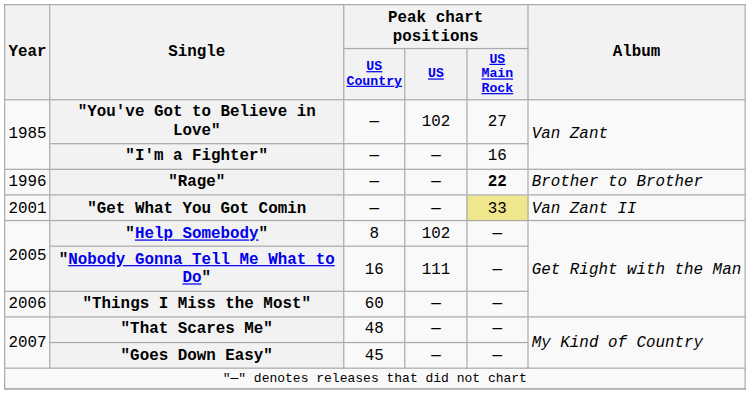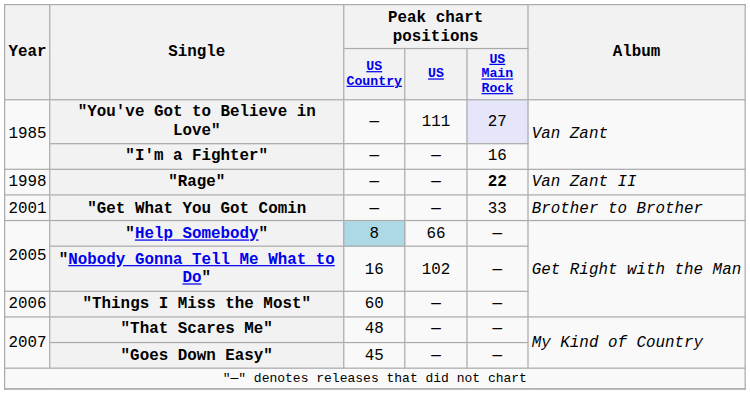(436, 121) 102 -> (436, 121) 111
(497, 121) no background -> (497, 121) lavender background
(27, 182) 1996 -> (27, 182) 1998
(617, 182) Brother to Brother -> (584, 182) Van Zant II
(497, 208) khaki background -> (497, 208) no background
(584, 208) Van Zant II -> (617, 208) Brother to Brother
(374, 234) no background -> (374, 234) lightblue background
(436, 234) 102 -> (436, 234) 66
(436, 269) 111 -> (436, 269) 102
